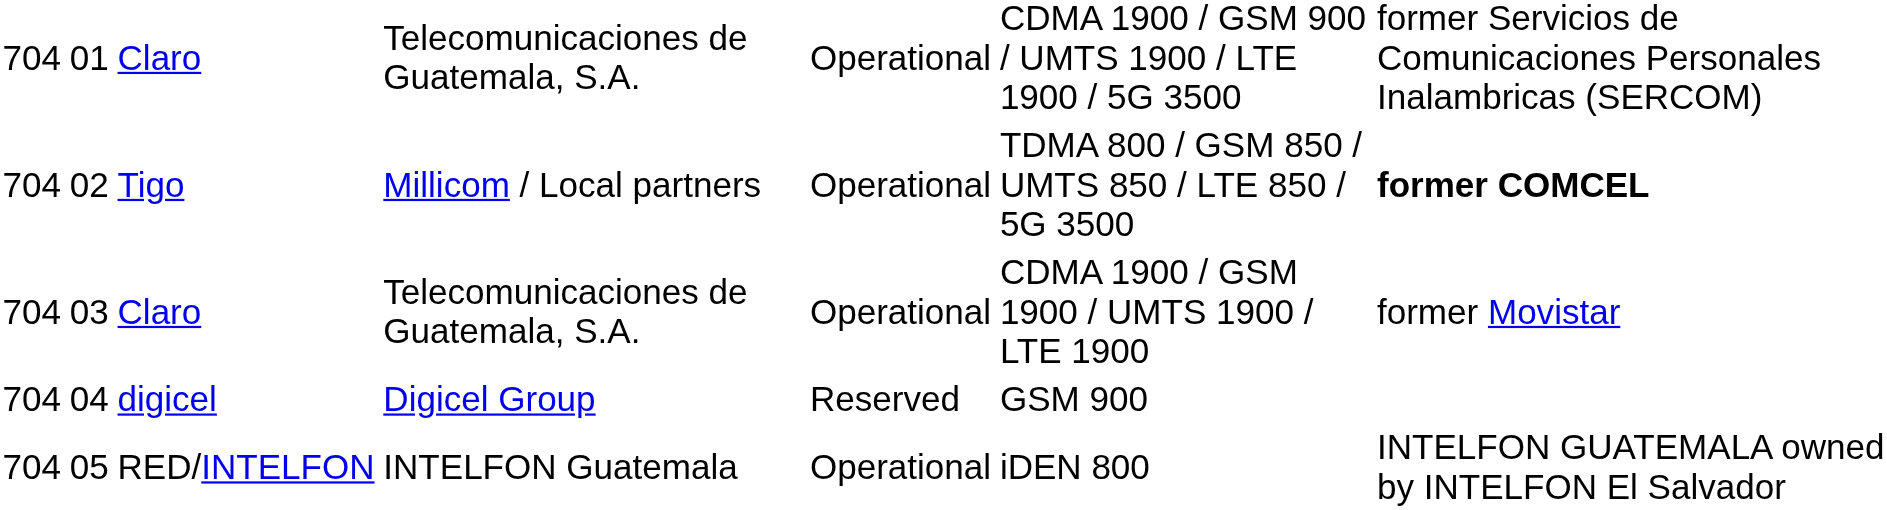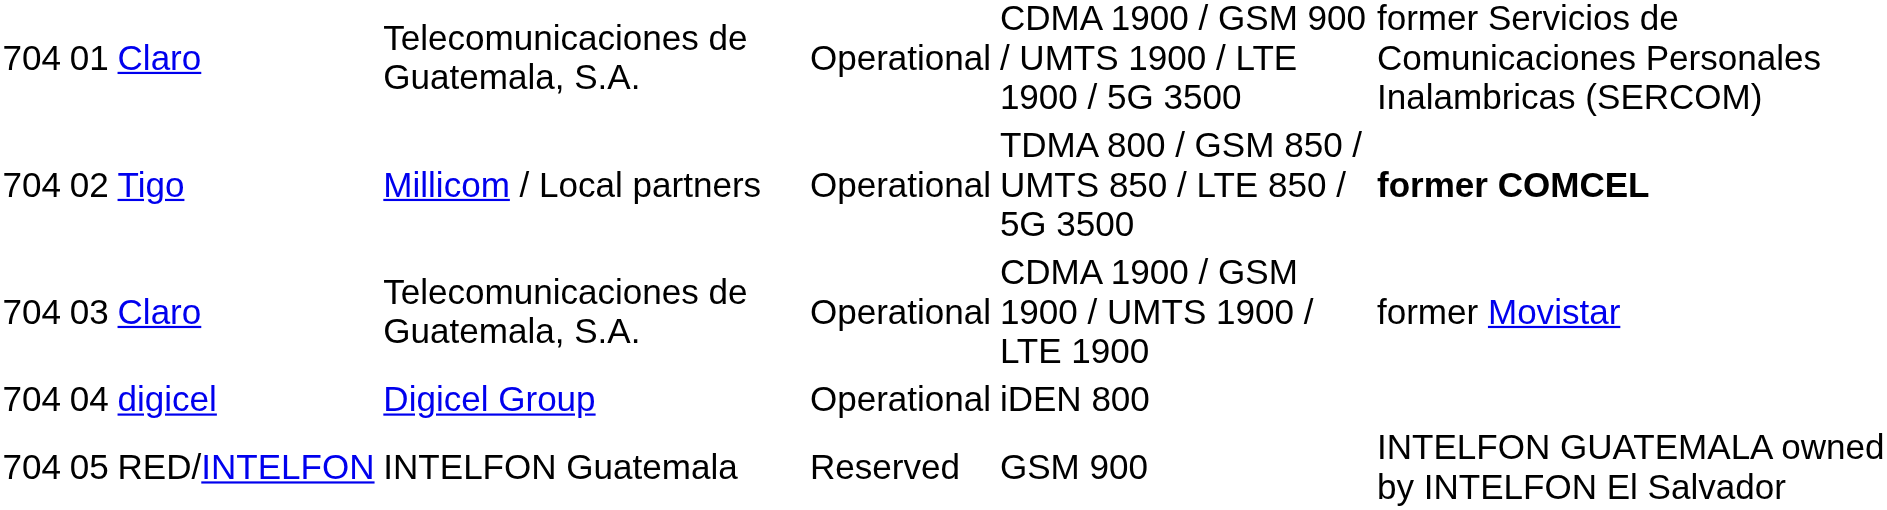(885, 399) Reserved -> (901, 399) Operational
(1074, 399) GSM 900 -> (1075, 399) iDEN 800
(901, 467) Operational -> (885, 467) Reserved
(1075, 467) iDEN 800 -> (1074, 467) GSM 900
